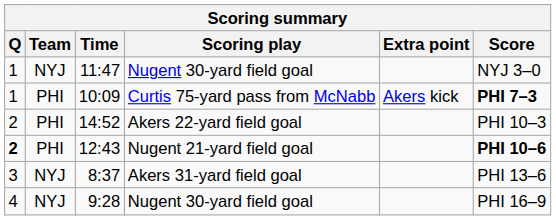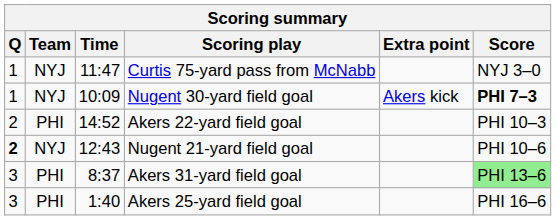(220, 70) Nugent 30-yard field goal -> (252, 70) Curtis 75-yard pass from McNabb
(50, 97) PHI -> (50, 97) NYJ
(252, 97) Curtis 75-yard pass from McNabb -> (220, 97) Nugent 30-yard field goal
(50, 149) PHI -> (50, 149) NYJ
(512, 149) bold -> (512, 149) normal
(50, 175) NYJ -> (50, 175) PHI
(512, 175) no background -> (512, 175) lightgreen background
+ row: (104, 201)
- row: (104, 201)
